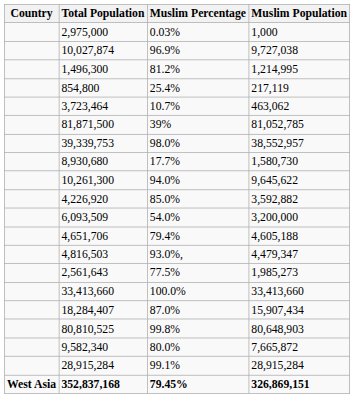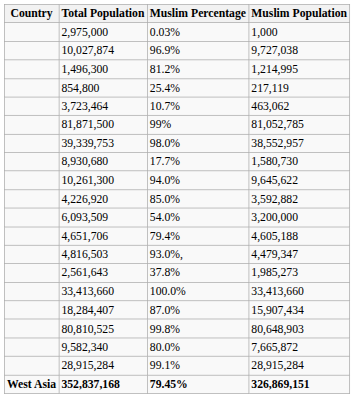(161, 124) 39% -> (161, 124) 99%
(165, 273) 77.5% -> (165, 273) 37.8%
